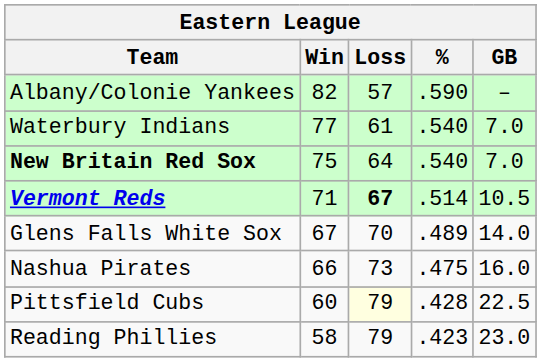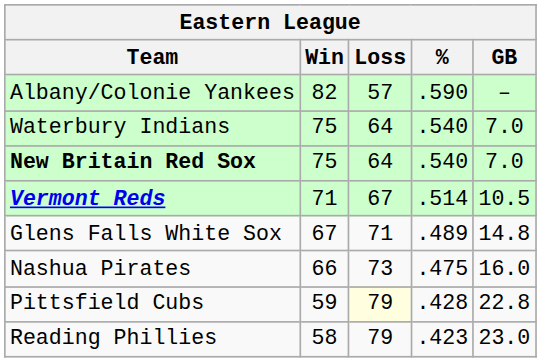(325, 128) 77 -> (325, 128) 75
(380, 128) 61 -> (380, 128) 64
(380, 198) bold -> (380, 198) normal
(380, 233) 70 -> (380, 233) 71
(504, 233) 14.0 -> (504, 233) 14.8
(325, 304) 60 -> (325, 304) 59
(504, 304) 22.5 -> (504, 304) 22.8
